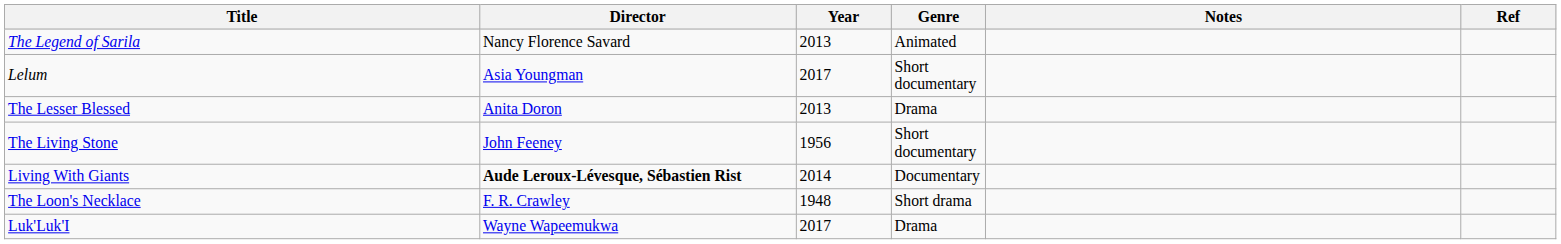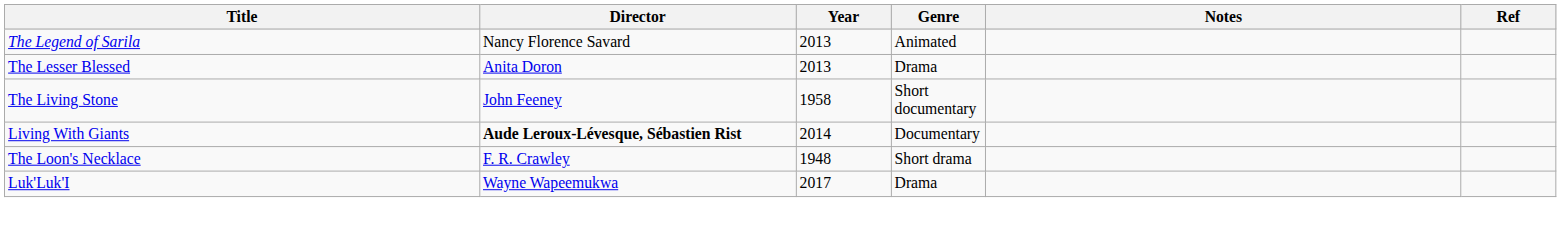- row: (28, 75)
(815, 142) 1956 -> (815, 100) 1958
